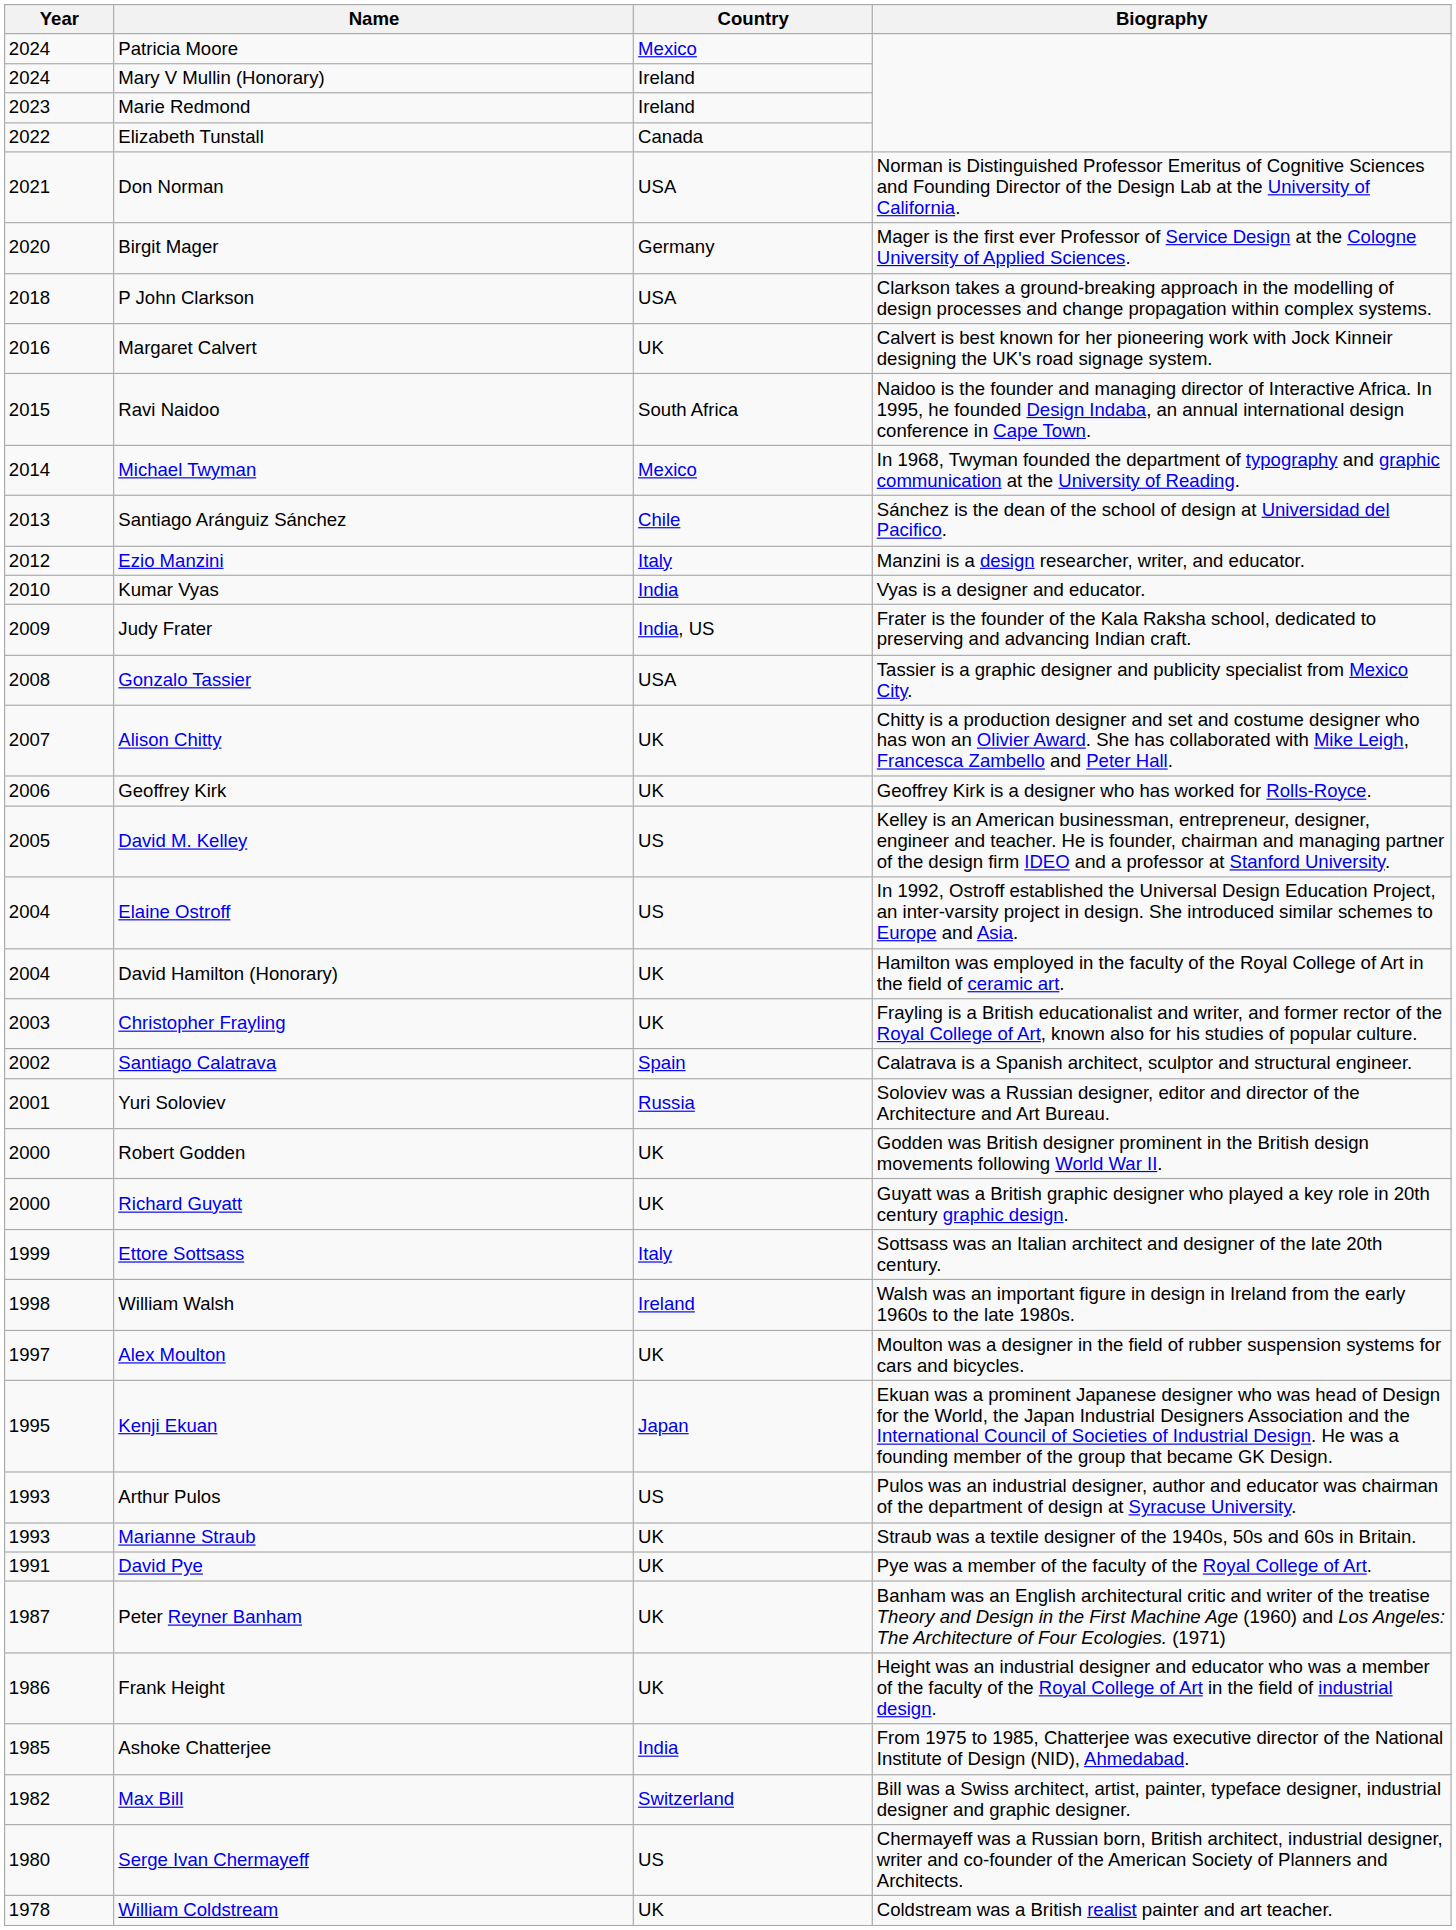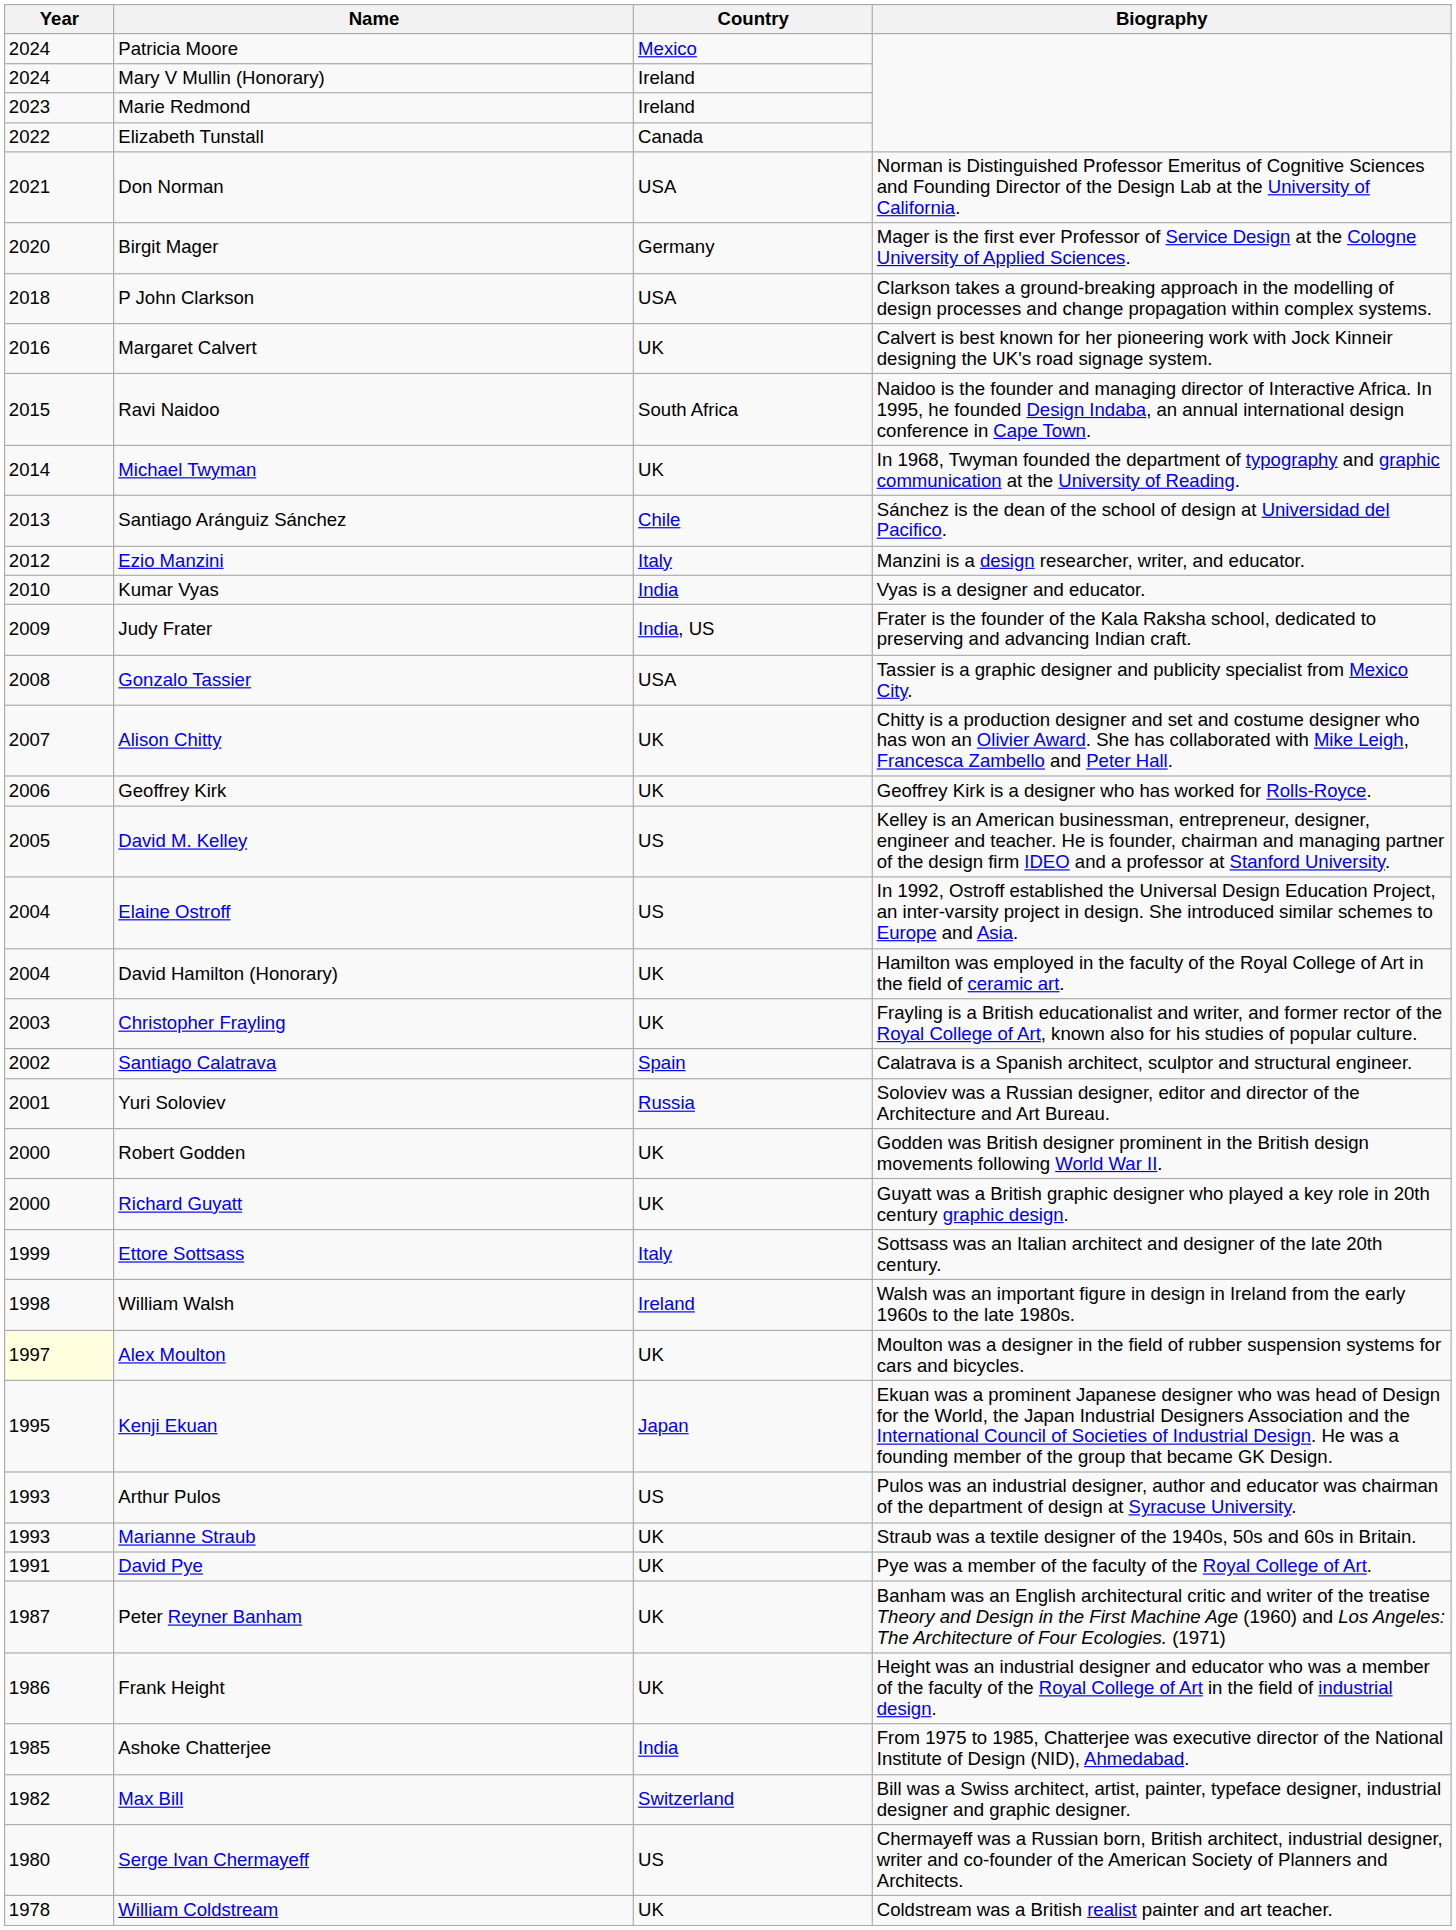(668, 470) Mexico -> (651, 470) UK
(30, 1354) no background -> (30, 1354) lightyellow background
